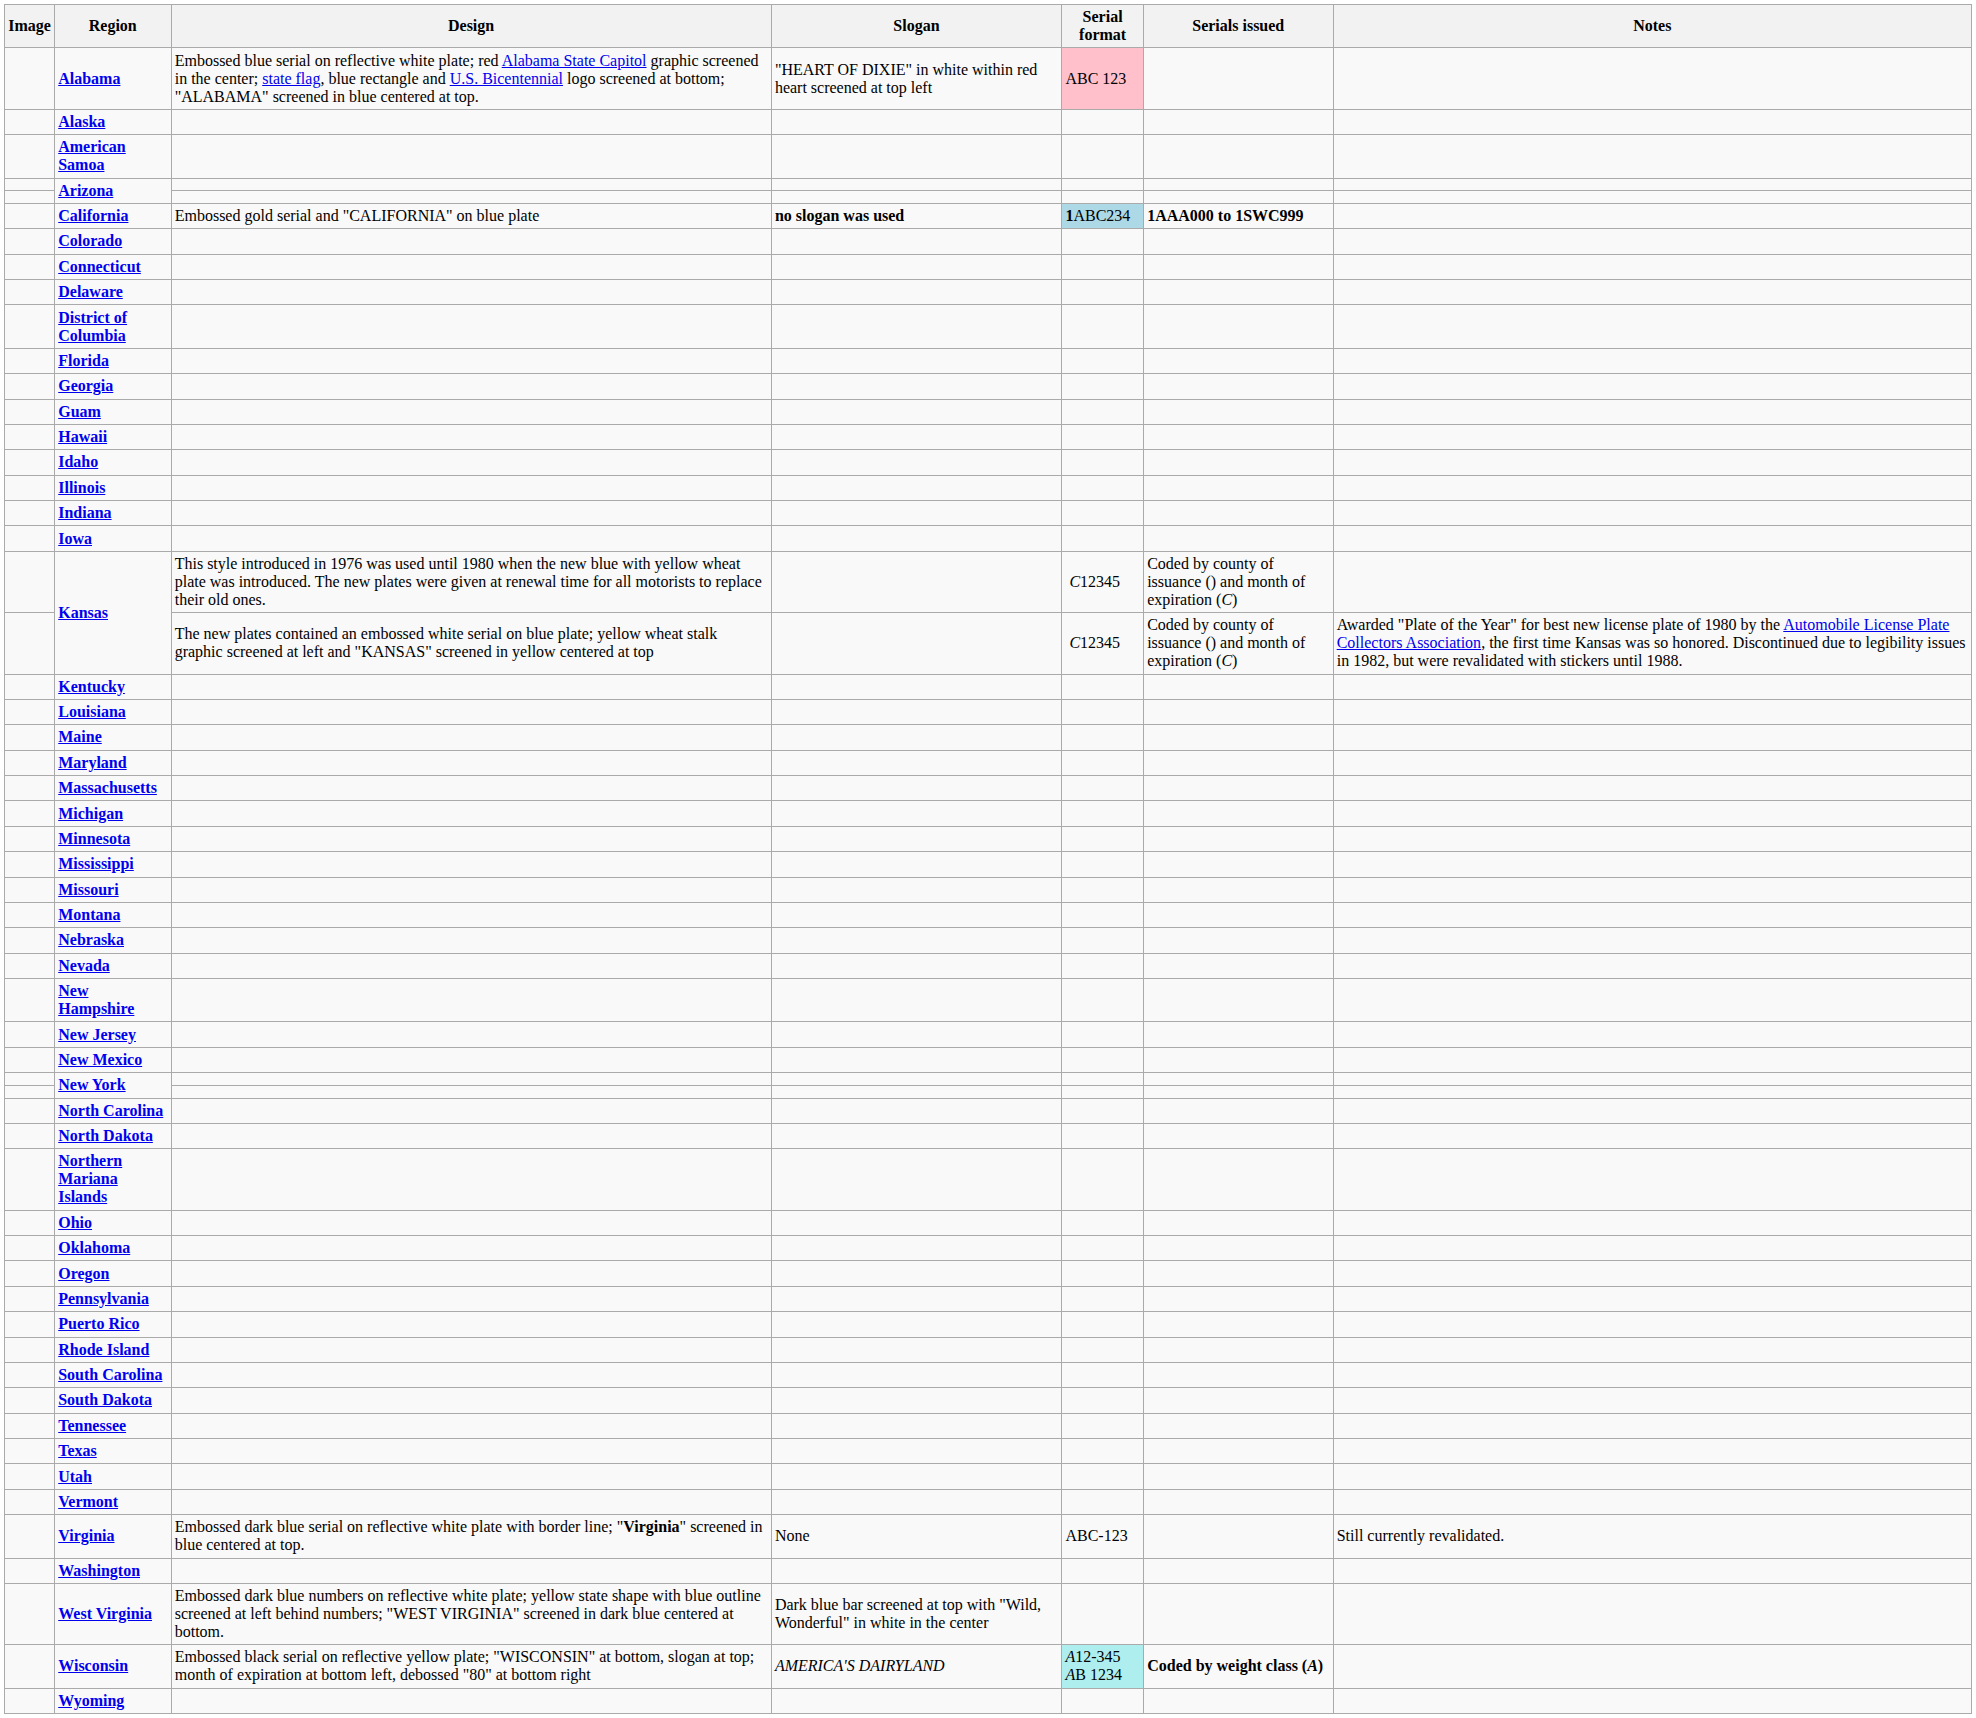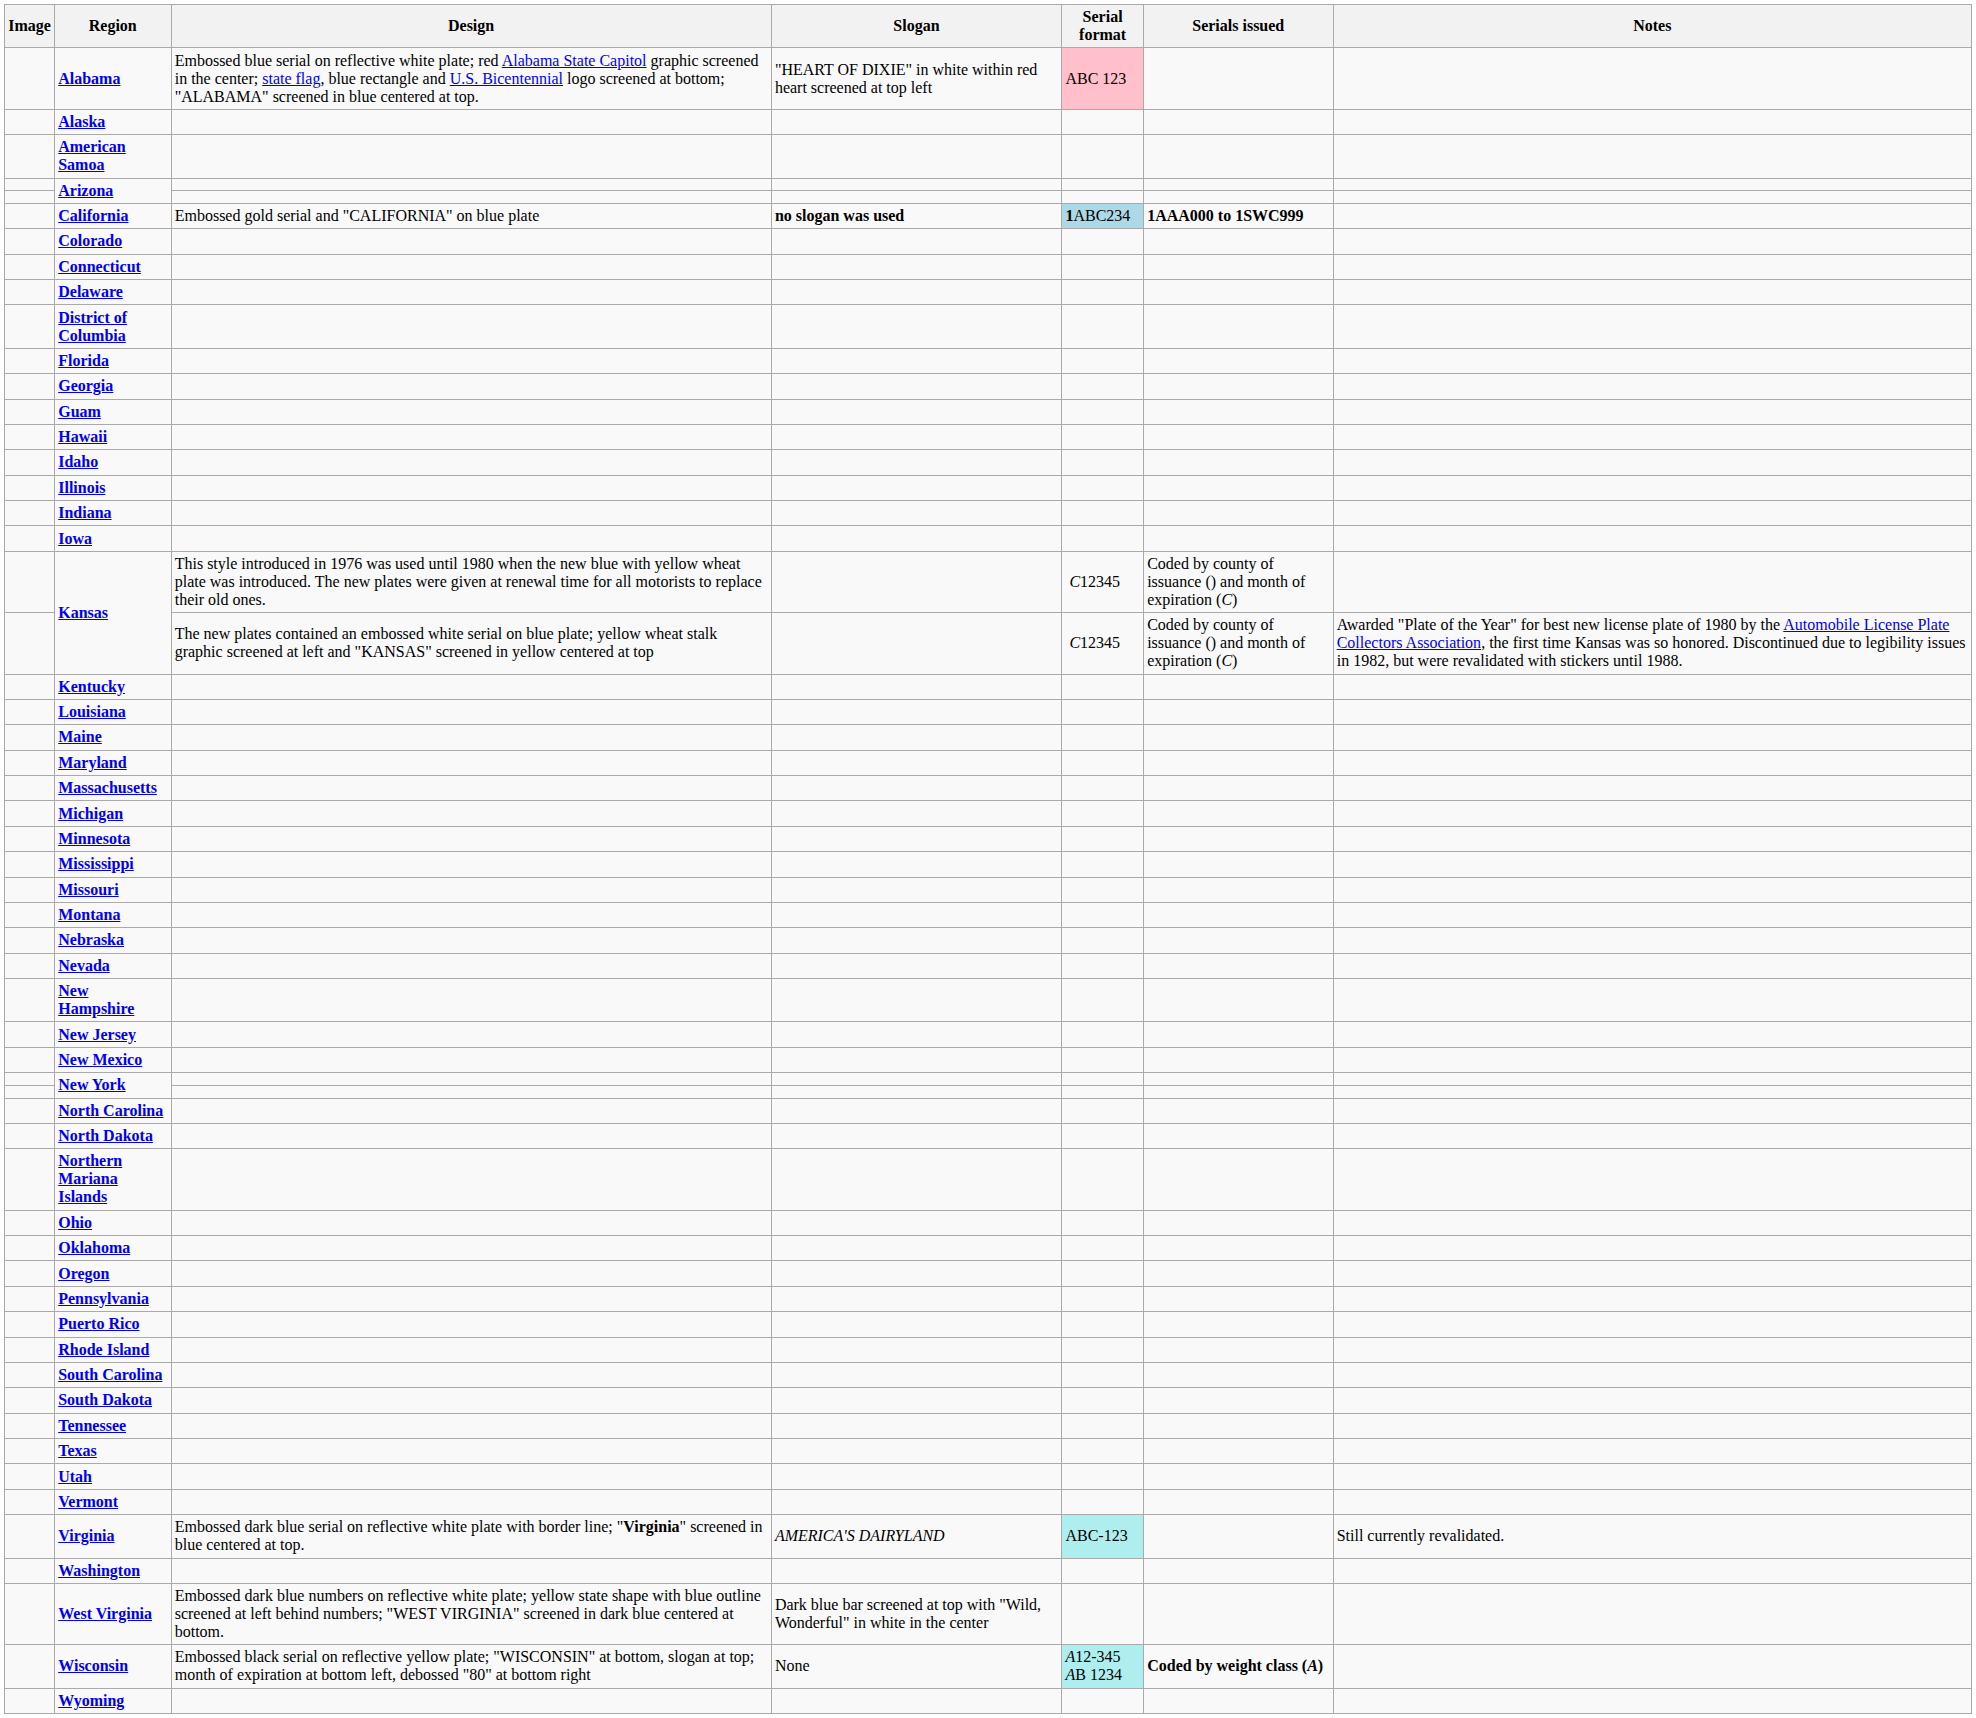(792, 1536) None -> (860, 1536) AMERICA'S DAIRYLAND
(1097, 1536) no background -> (1097, 1536) paleturquoise background
(860, 1666) AMERICA'S DAIRYLAND -> (792, 1666) None
